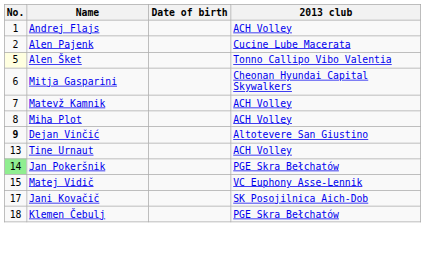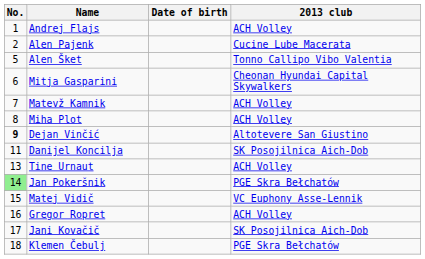(16, 60) lightyellow background -> (16, 60) no background
+ row: (76, 151)
+ row: (67, 214)
